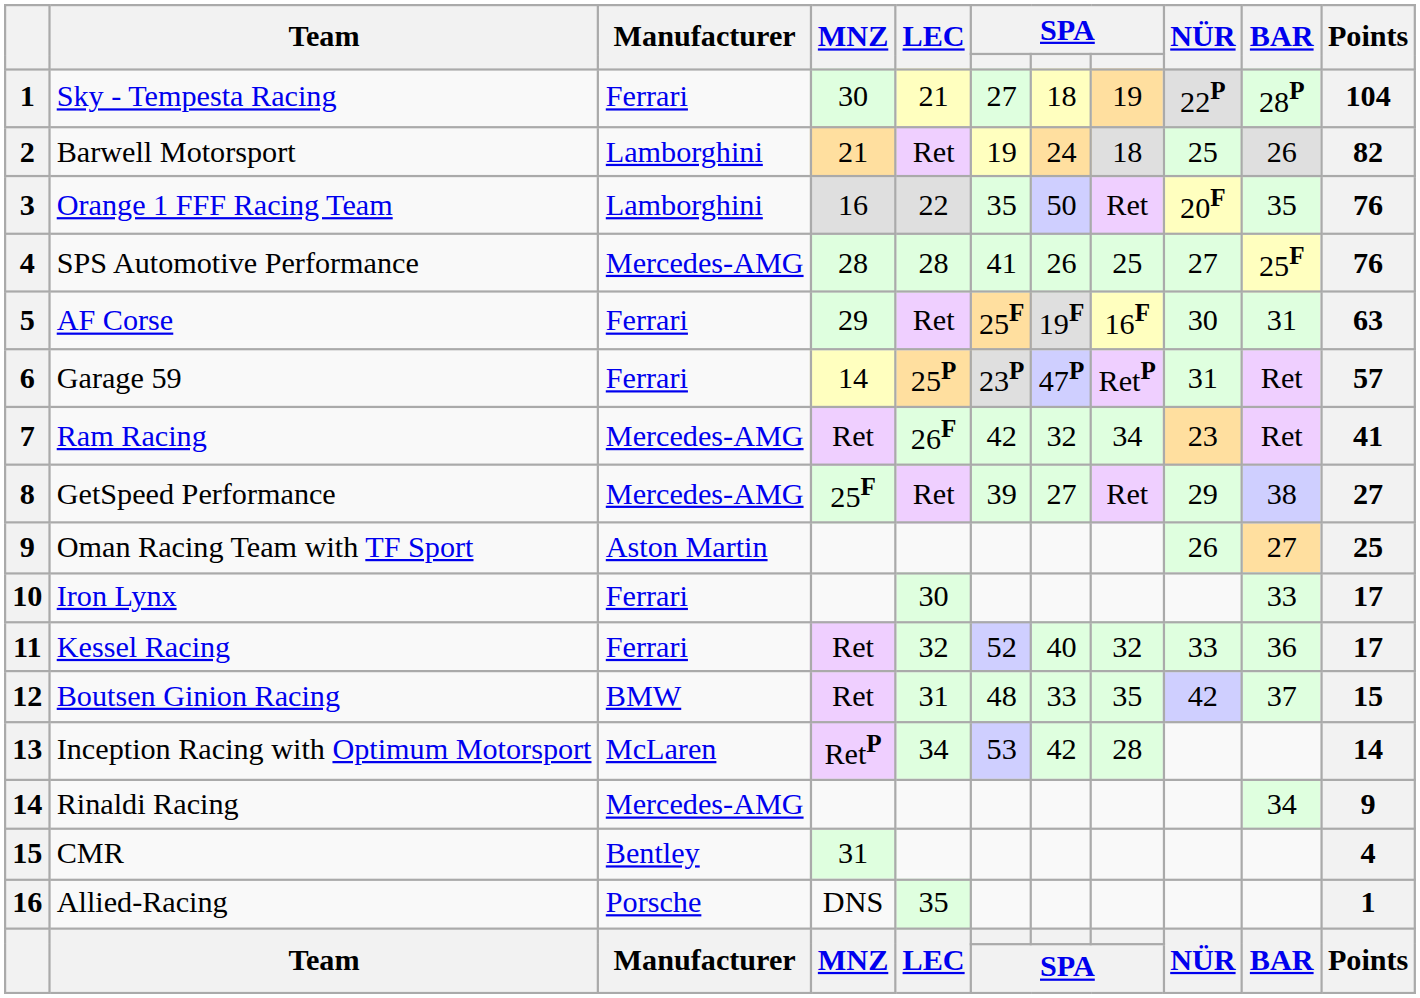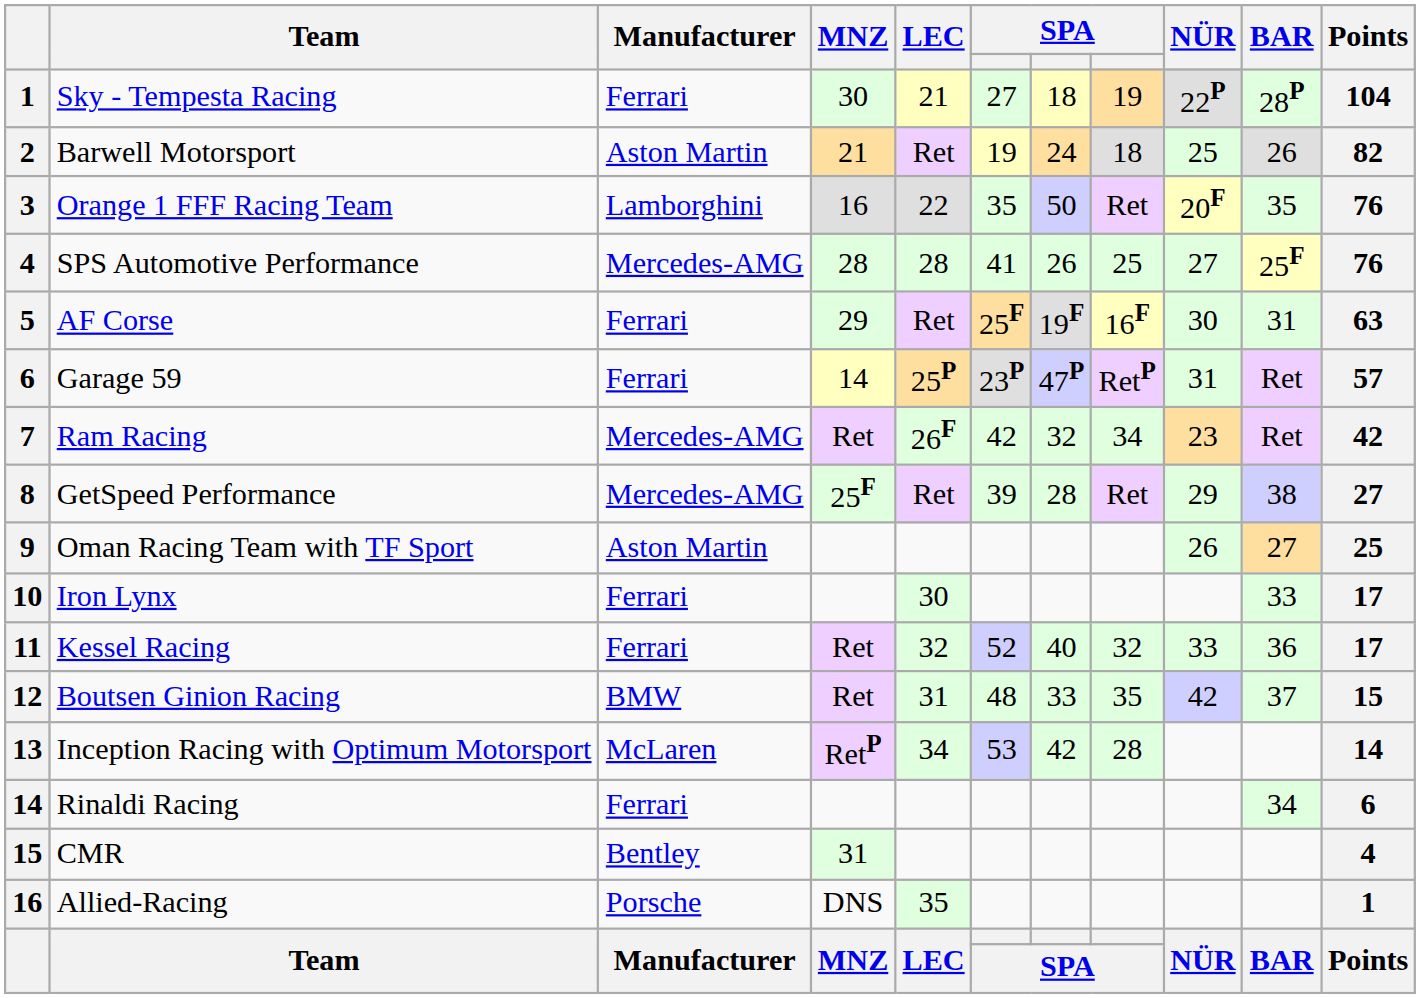(684, 150) Lamborghini -> (687, 150) Aston Martin
(1368, 435) 41 -> (1368, 435) 42
(1062, 492) 27 -> (1062, 492) 28
(705, 803) Mercedes-AMG -> (647, 803) Ferrari
(1368, 803) 9 -> (1368, 803) 6
